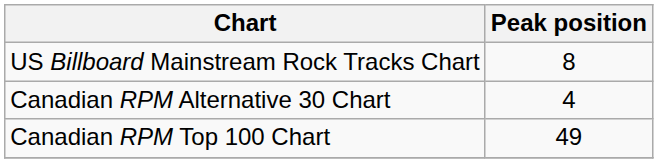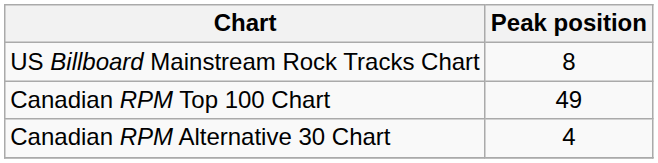rows swapped: (200, 99) <-> (170, 137)
